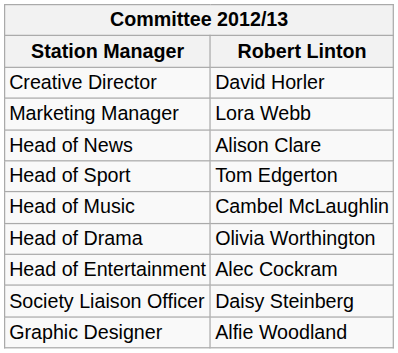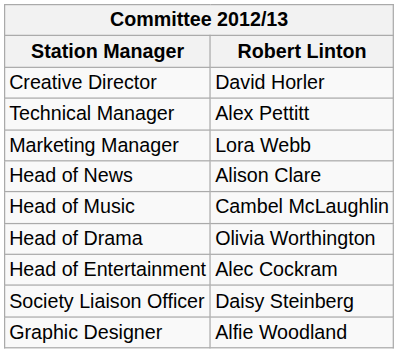+ row: (92, 113)
- row: (70, 176)
